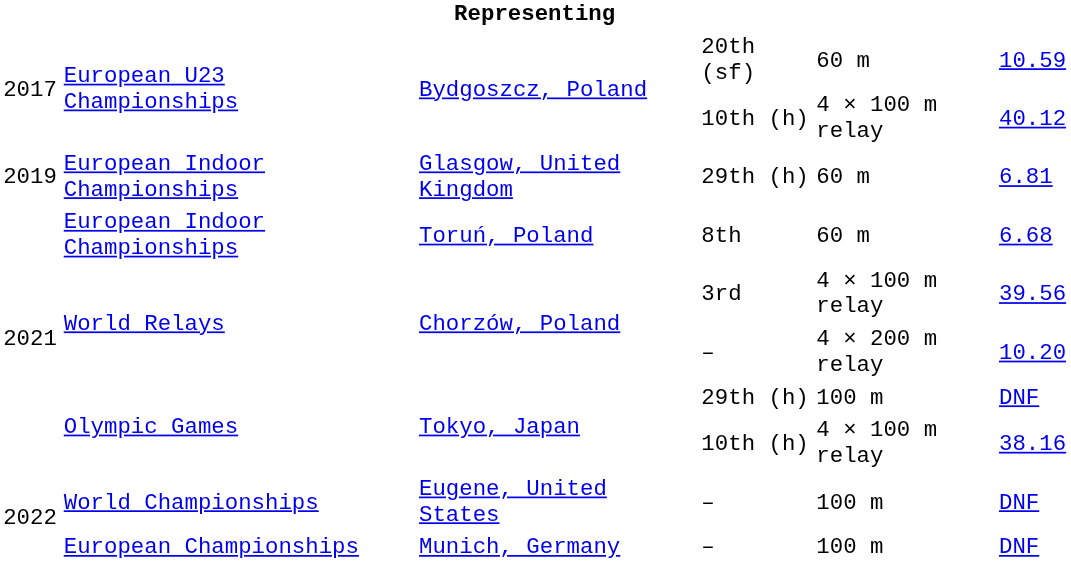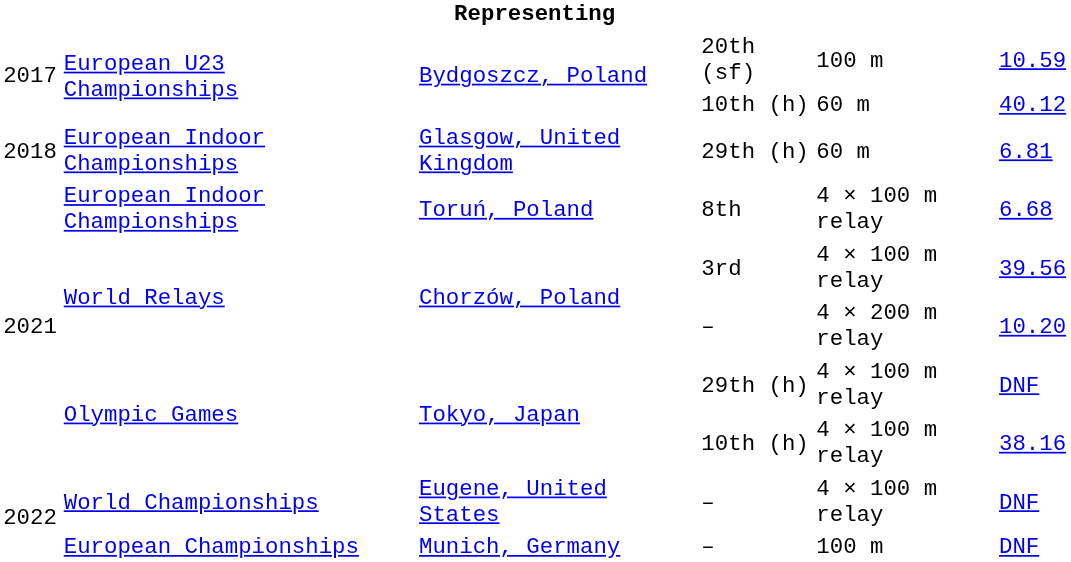(843, 60) 60 m -> (850, 60) 100 m
(877, 118) 4 × 100 m relay -> (843, 105) 60 m
(30, 177) 2019 -> (30, 151) 2018
(843, 235) 60 m -> (877, 209) 4 × 100 m relay
(850, 398) 100 m -> (877, 385) 4 × 100 m relay
(850, 502) 100 m -> (877, 502) 4 × 100 m relay
